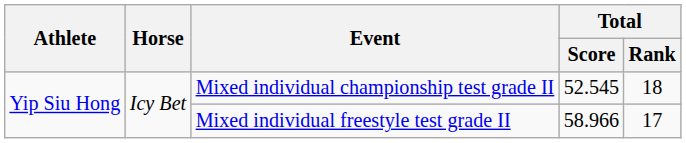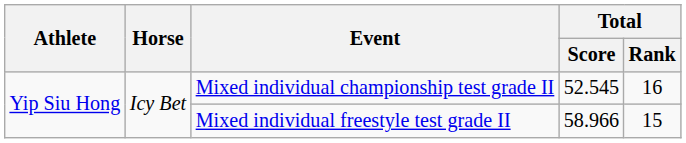(652, 88) 18 -> (652, 88) 16
(652, 121) 17 -> (652, 121) 15
